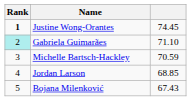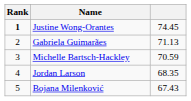(18, 42) paleturquoise background -> (18, 42) no background
(168, 42) 71.10 -> (168, 42) 71.13
(168, 72) 68.85 -> (168, 72) 68.35
